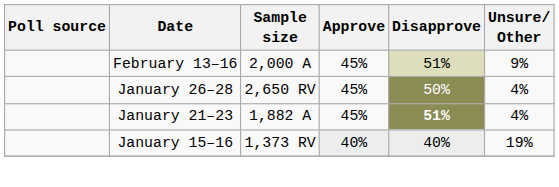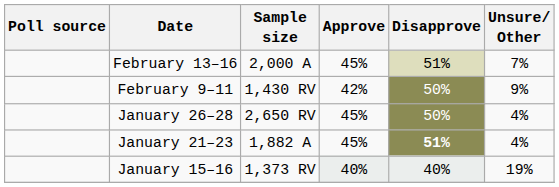(519, 64) 9% -> (519, 64) 7%
+ row: (175, 90)
